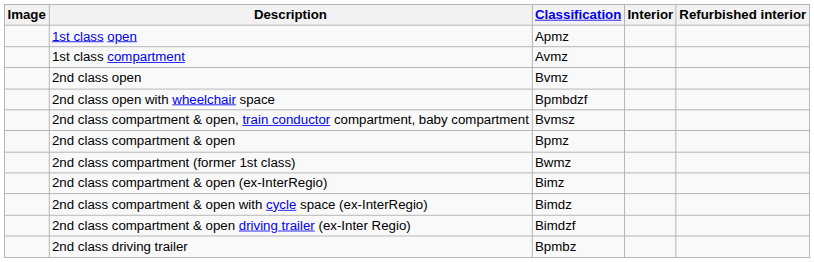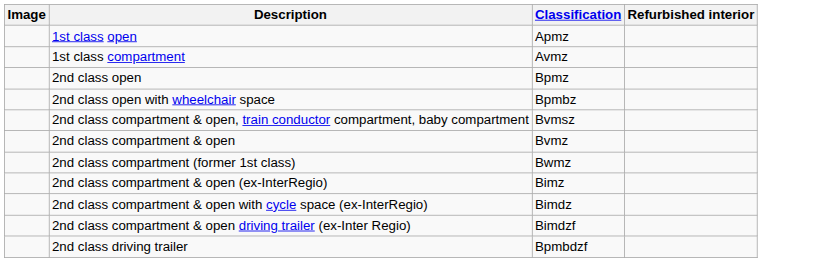- column: (650, 15)
(552, 78) Bvmz -> (552, 78) Bpmz
(561, 99) Bpmbdzf -> (556, 99) Bpmbz
(552, 141) Bpmz -> (552, 141) Bvmz
(556, 246) Bpmbz -> (561, 246) Bpmbdzf
